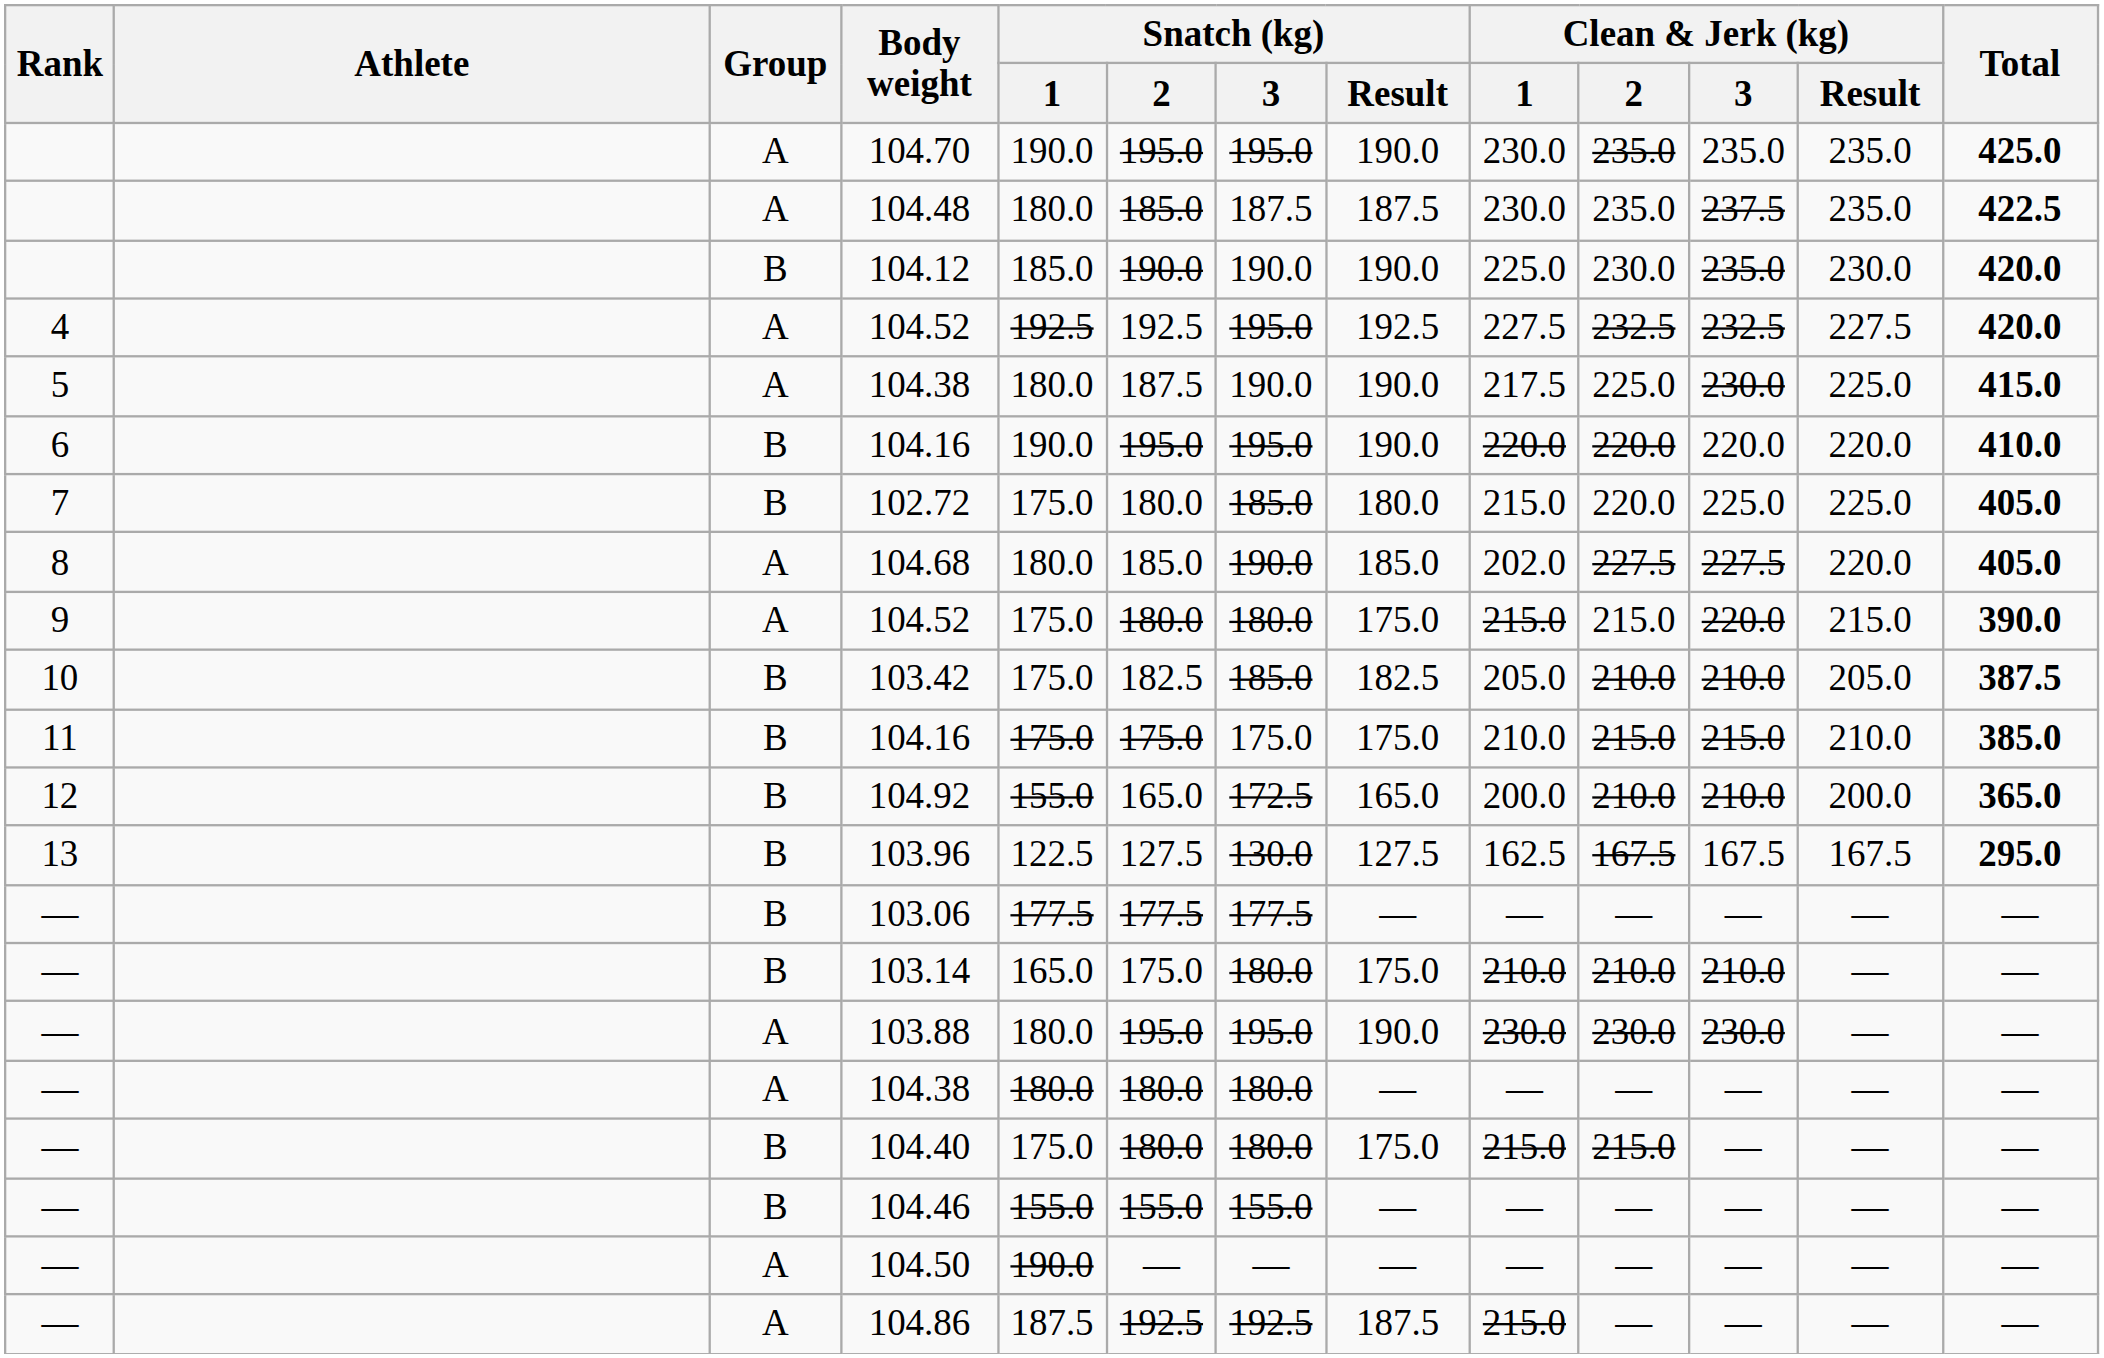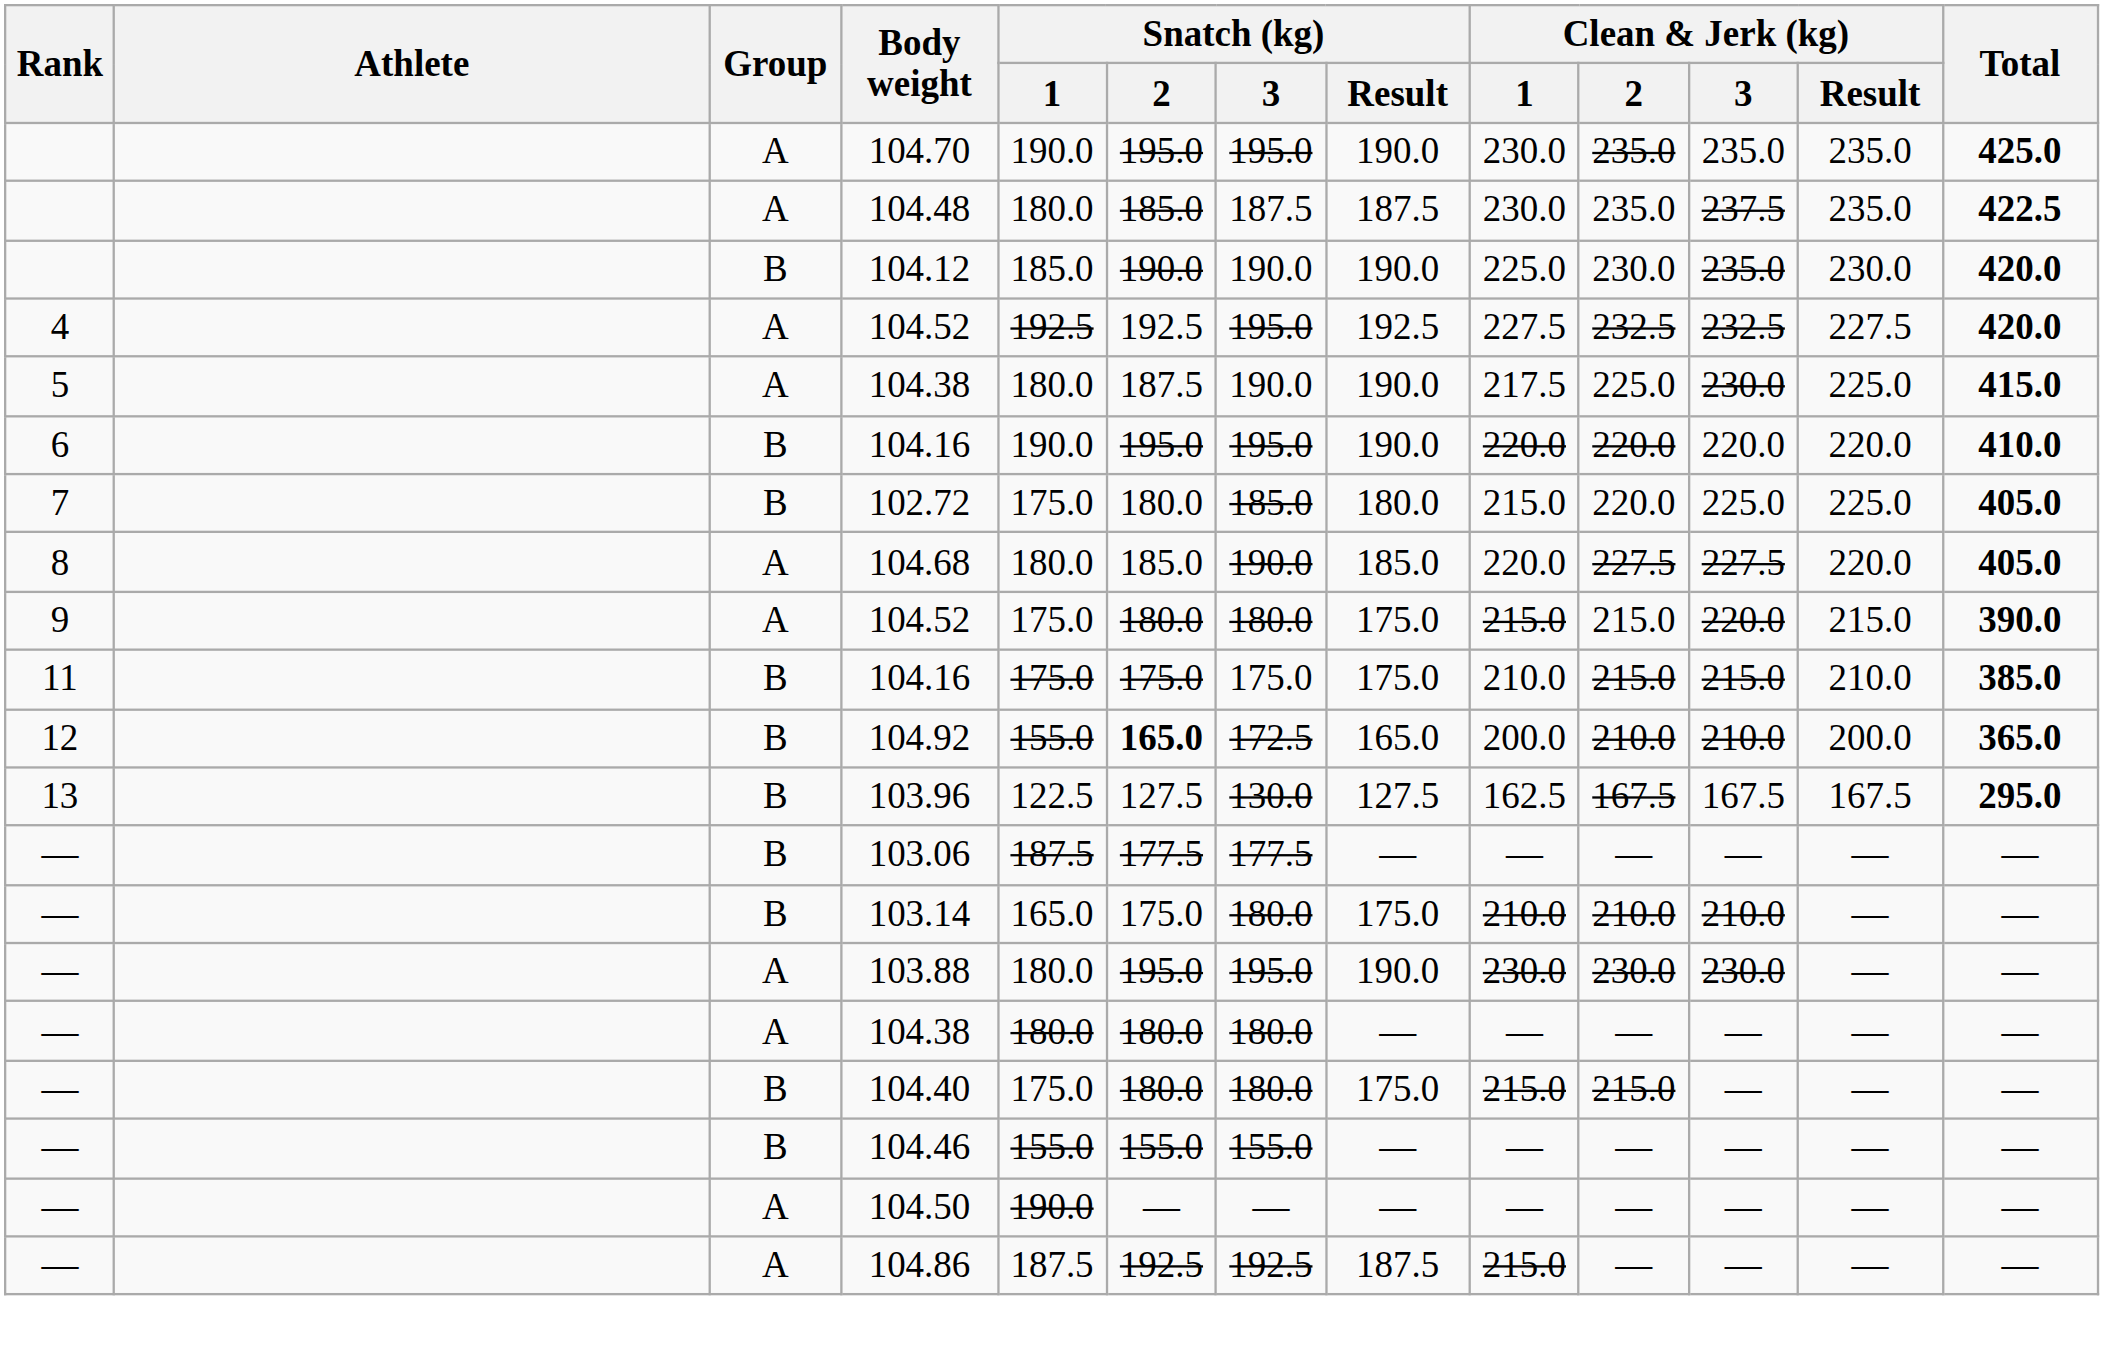(1524, 561) 202.0 -> (1524, 561) 220.0
- row: (60, 678)
(1161, 795) normal -> (1161, 737) bold
(1052, 913) 177.5 -> (1052, 854) 187.5
